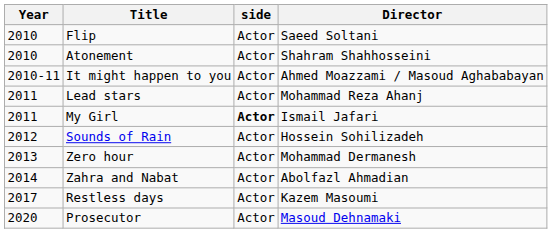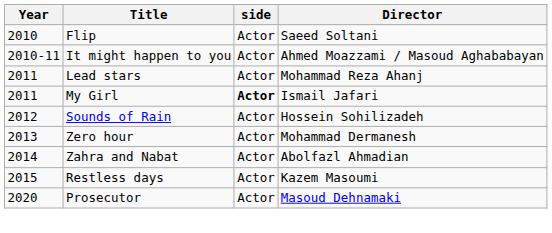- row: (100, 55)
(22, 198) 2017 -> (22, 177) 2015
